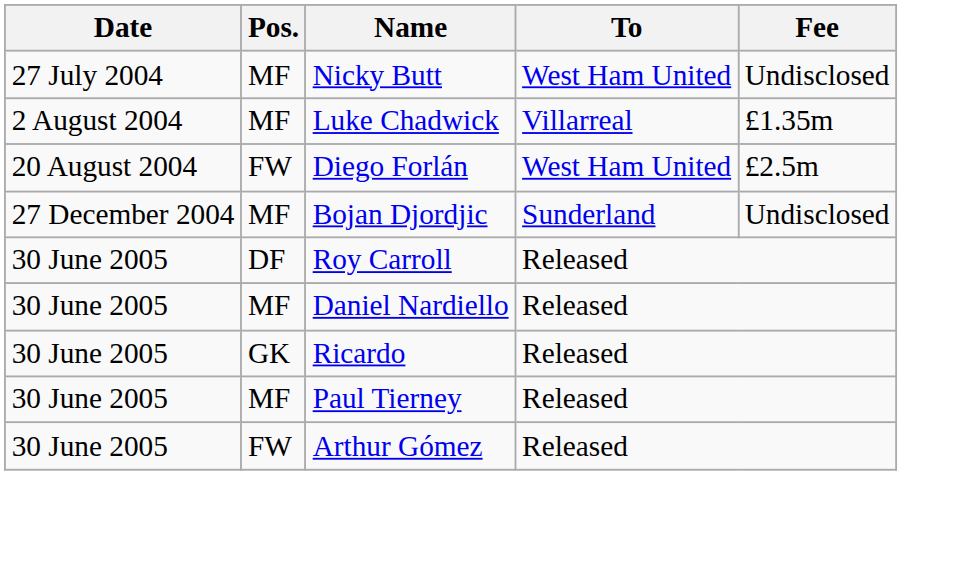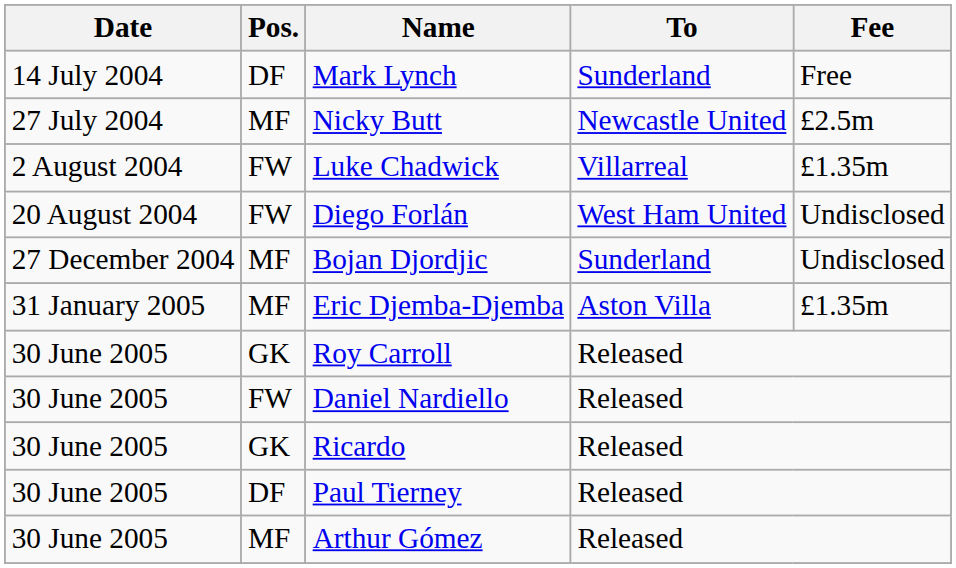+ row: (385, 74)
(627, 74) West Ham United -> (682, 120) Newcastle United
(817, 74) Undisclosed -> (837, 120) £2.5m
(269, 120) MF -> (270, 167) FW
(782, 167) £2.5m -> (872, 213) Undisclosed
+ row: (438, 306)
(267, 259) DF -> (269, 352) GK
(269, 306) MF -> (270, 399) FW
(269, 399) MF -> (267, 492) DF
(270, 445) FW -> (269, 538) MF
